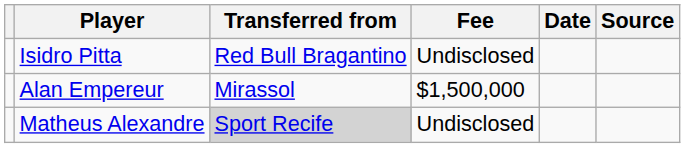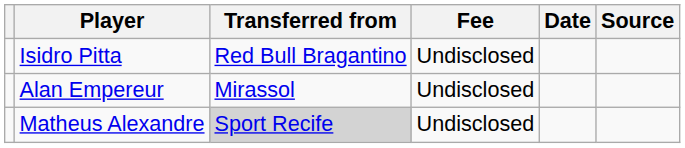(471, 90) $1,500,000 -> (475, 90) Undisclosed
